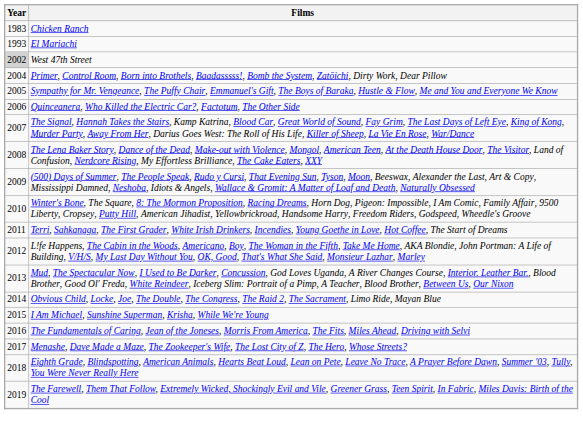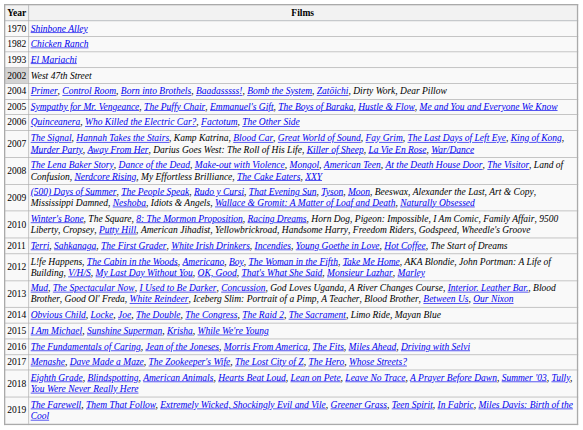+ row: (59, 29)
(17, 29) 1983 -> (17, 44) 1982
